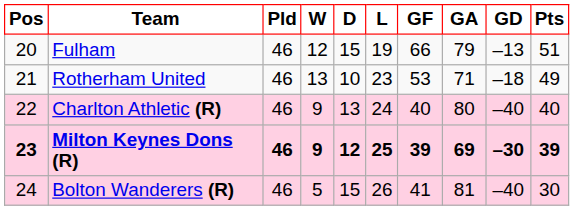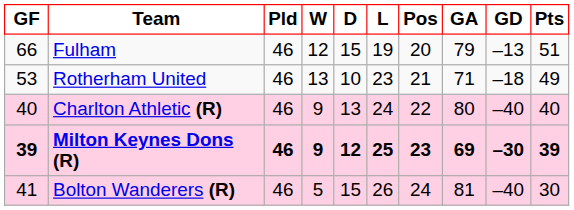columns swapped: (26, 19) <-> (420, 19)
